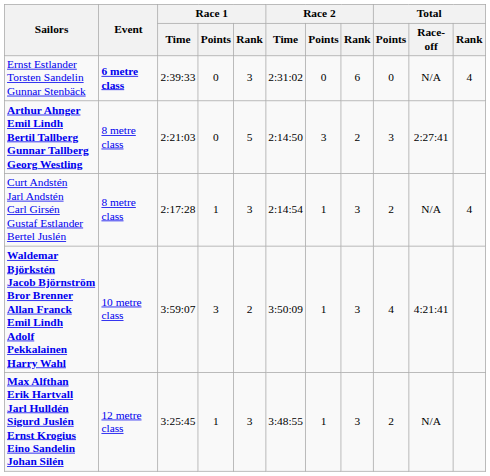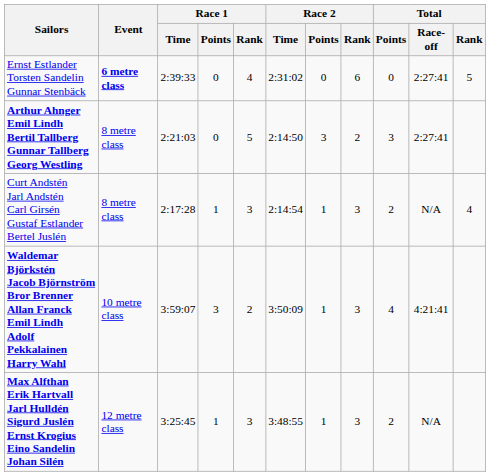(250, 78) 3 -> (250, 78) 4
(431, 78) N/A -> (431, 78) 2:27:41
(469, 78) 4 -> (469, 78) 5
